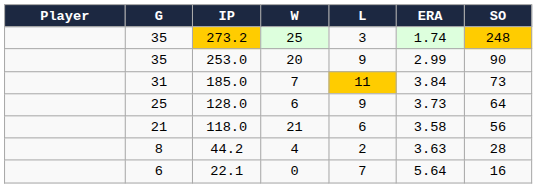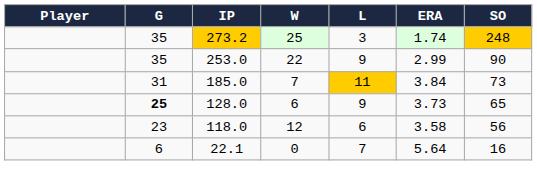(295, 60) 20 -> (295, 60) 22
(159, 105) normal -> (159, 105) bold
(498, 105) 64 -> (498, 105) 65
(159, 127) 21 -> (159, 127) 23
(295, 127) 21 -> (295, 127) 12
- row: (227, 149)
